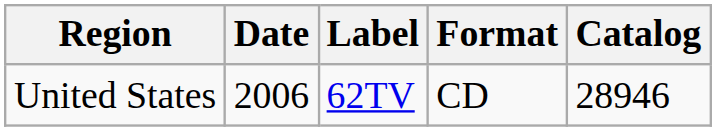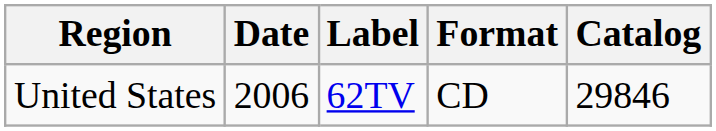(623, 94) 28946 -> (623, 94) 29846
